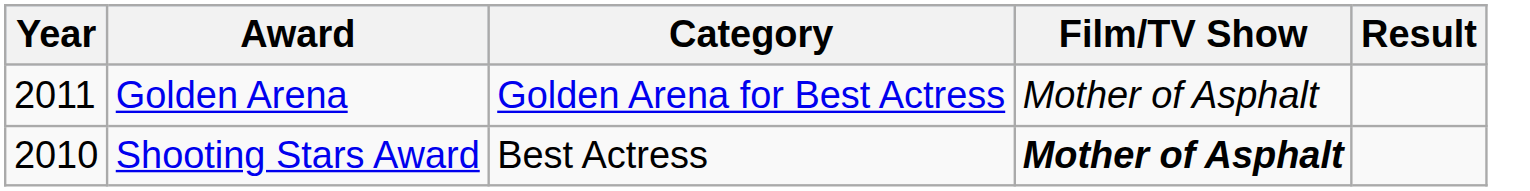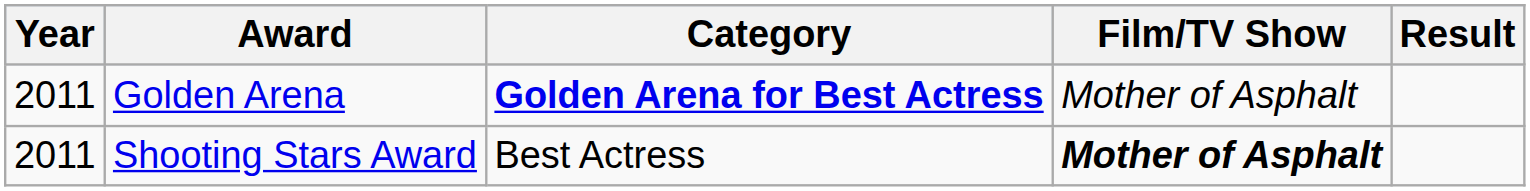(751, 94) normal -> (769, 94) bold
(56, 154) 2010 -> (55, 154) 2011
